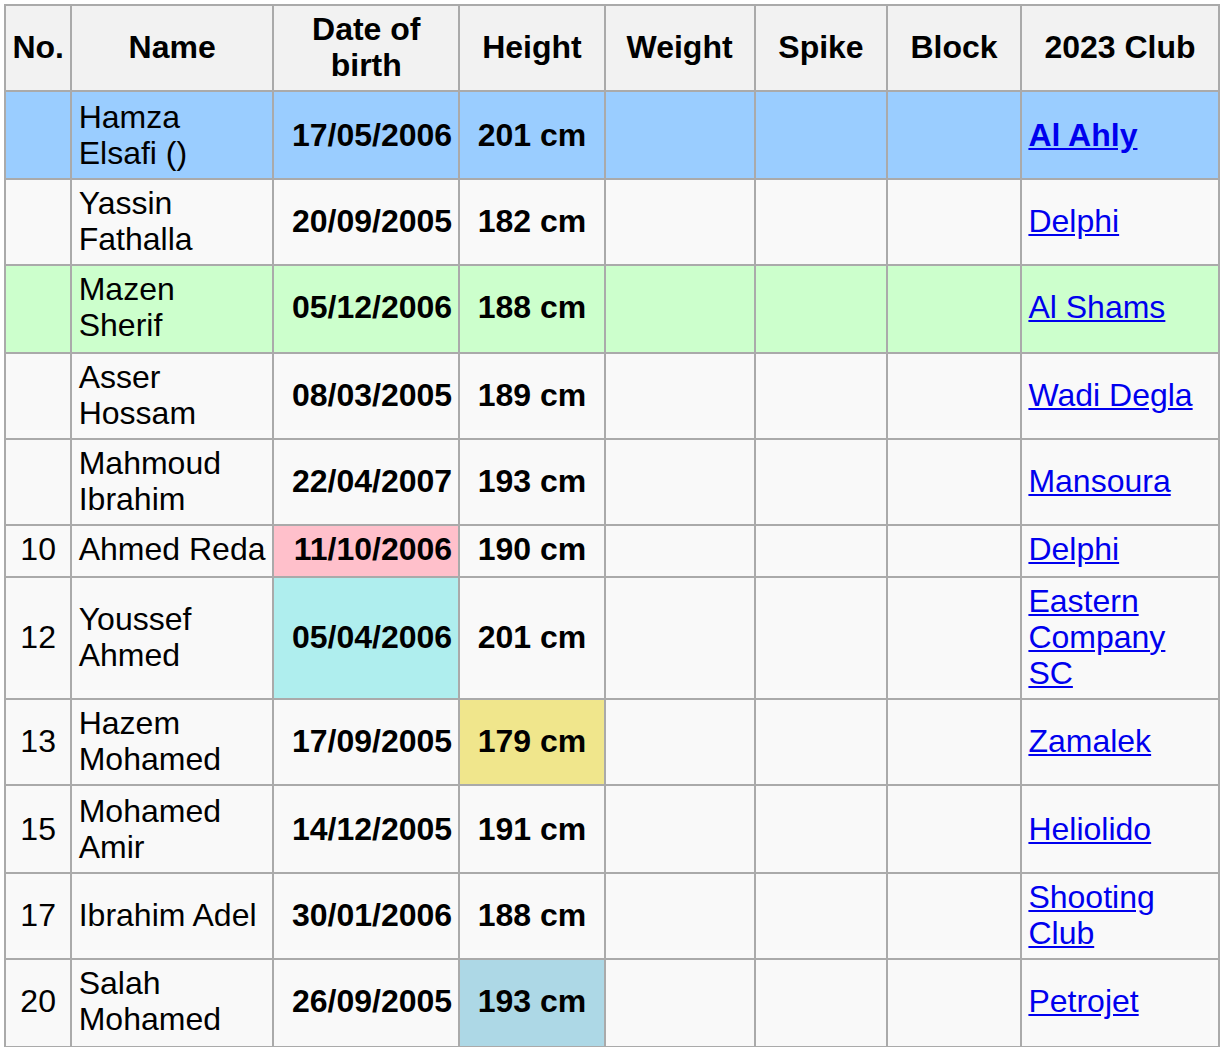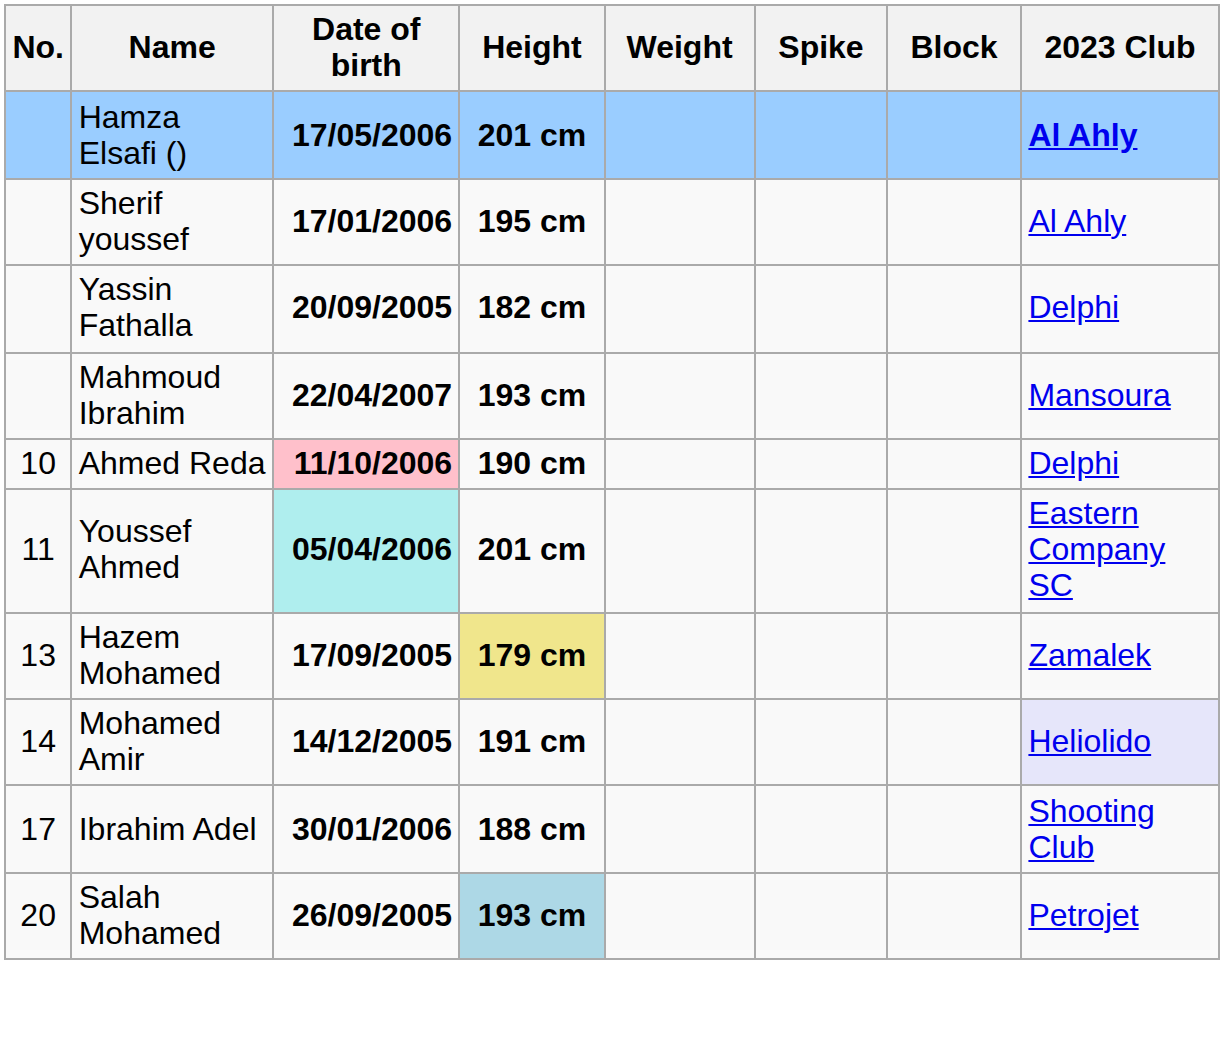+ row: (134, 221)
- row: (127, 308)
- row: (137, 394)
(38, 637) 12 -> (38, 550) 11
(38, 828) 15 -> (38, 741) 14
(1090, 828) no background -> (1090, 741) lavender background
